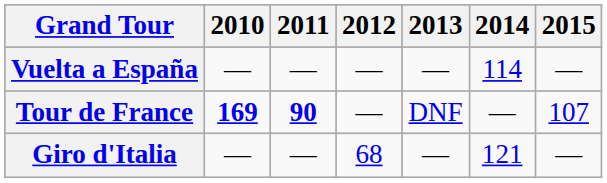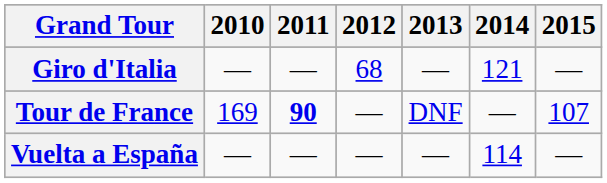rows swapped: (105, 154) <-> (105, 68)
(237, 111) bold -> (237, 111) normal
